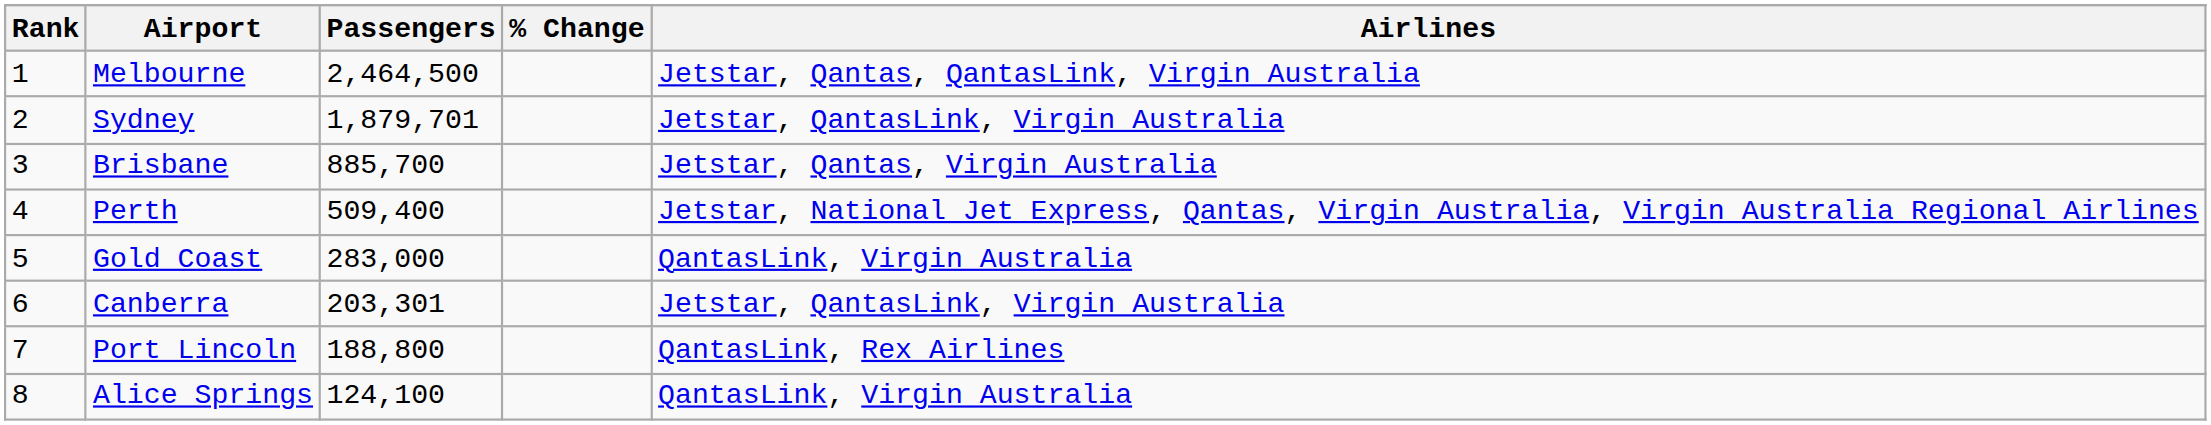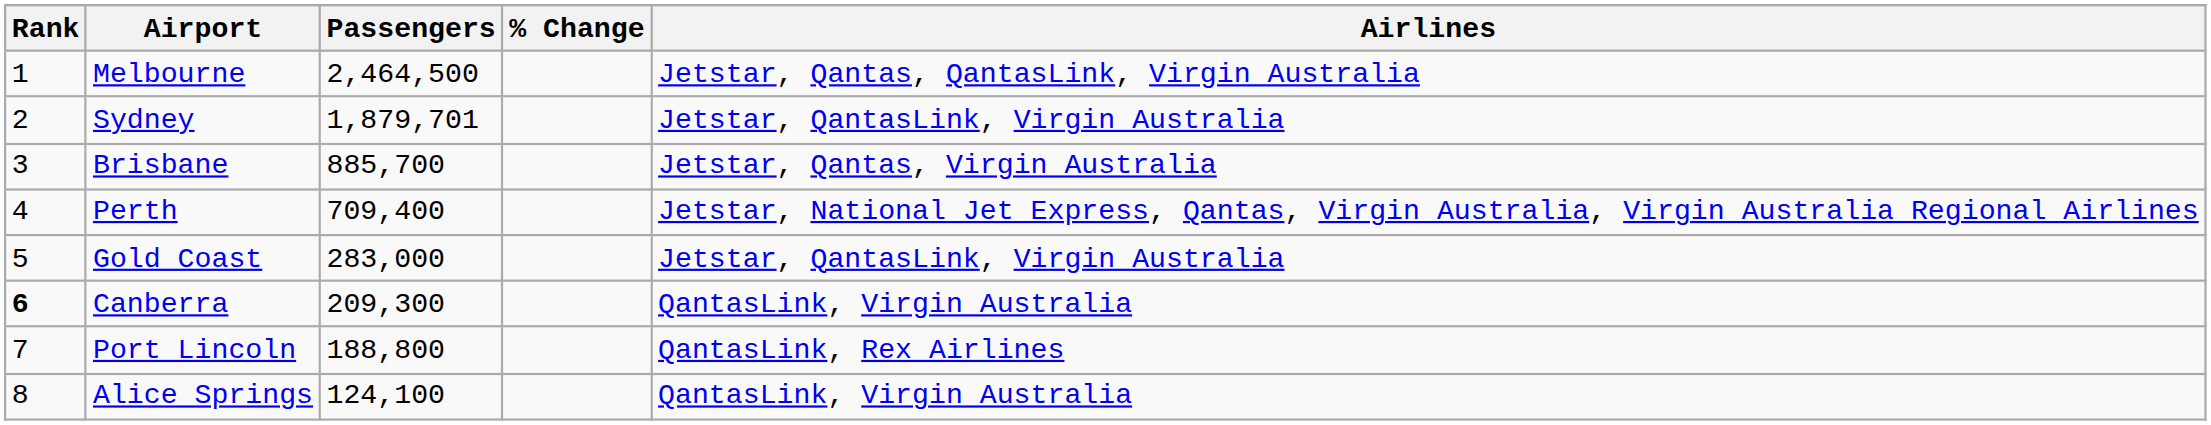(386, 212) 509,400 -> (386, 212) 709,400
(895, 258) QantasLink, Virgin Australia -> (971, 258) Jetstar, QantasLink, Virgin Australia
(20, 304) normal -> (20, 304) bold
(386, 304) 203,301 -> (386, 304) 209,300
(971, 304) Jetstar, QantasLink, Virgin Australia -> (895, 304) QantasLink, Virgin Australia
